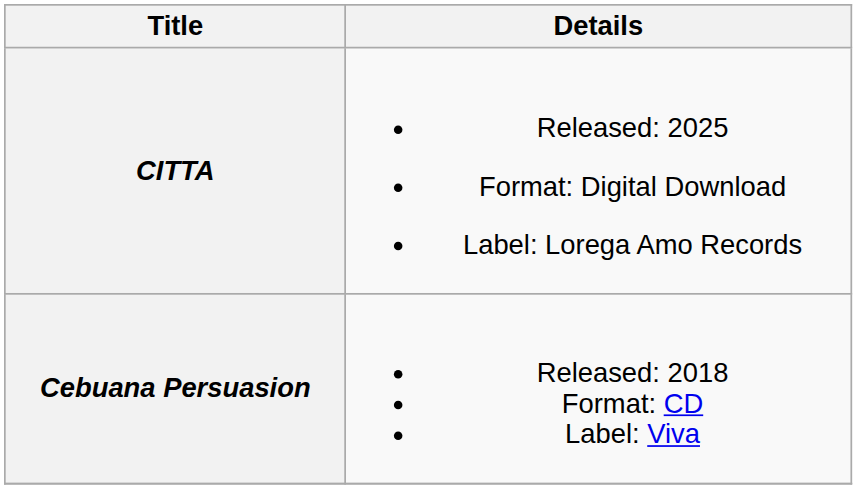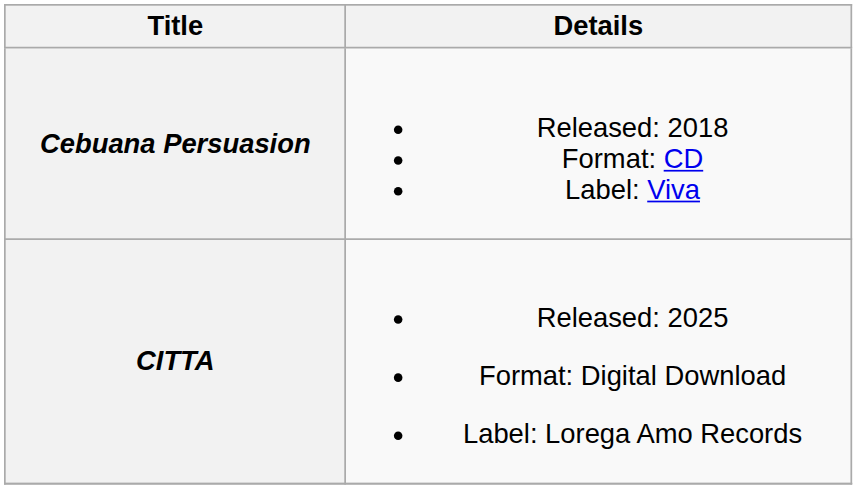rows swapped: (175, 388) <-> (175, 170)
